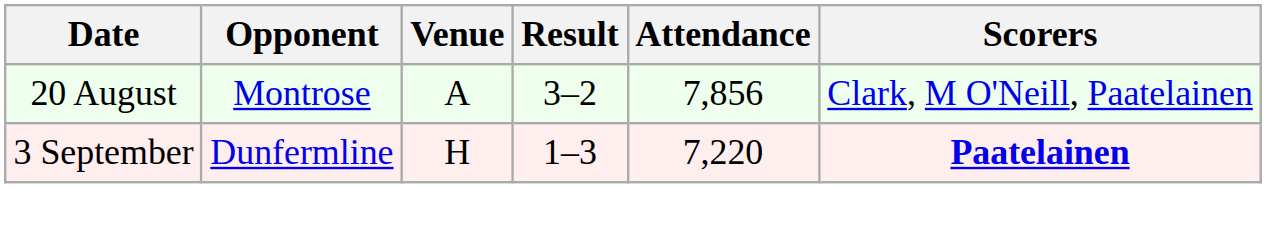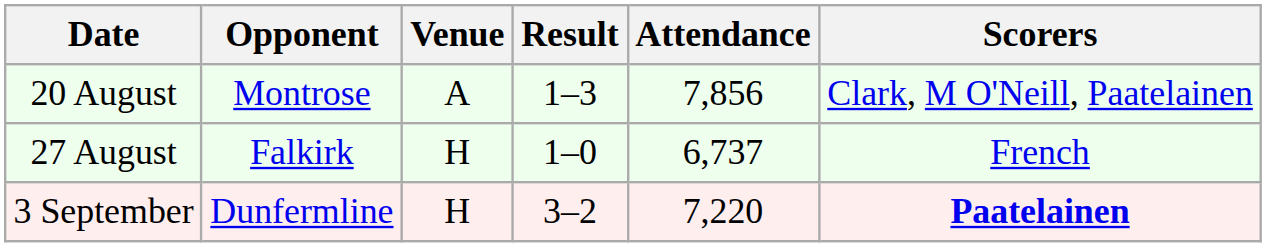(570, 93) 3–2 -> (570, 93) 1–3
+ row: (104, 152)
(570, 152) 1–3 -> (570, 211) 3–2
